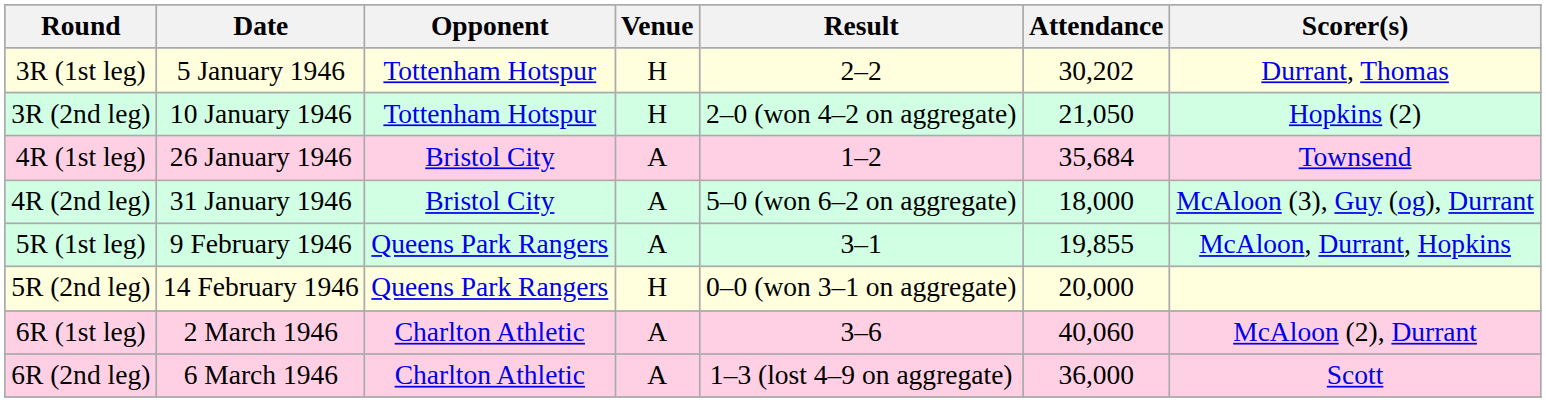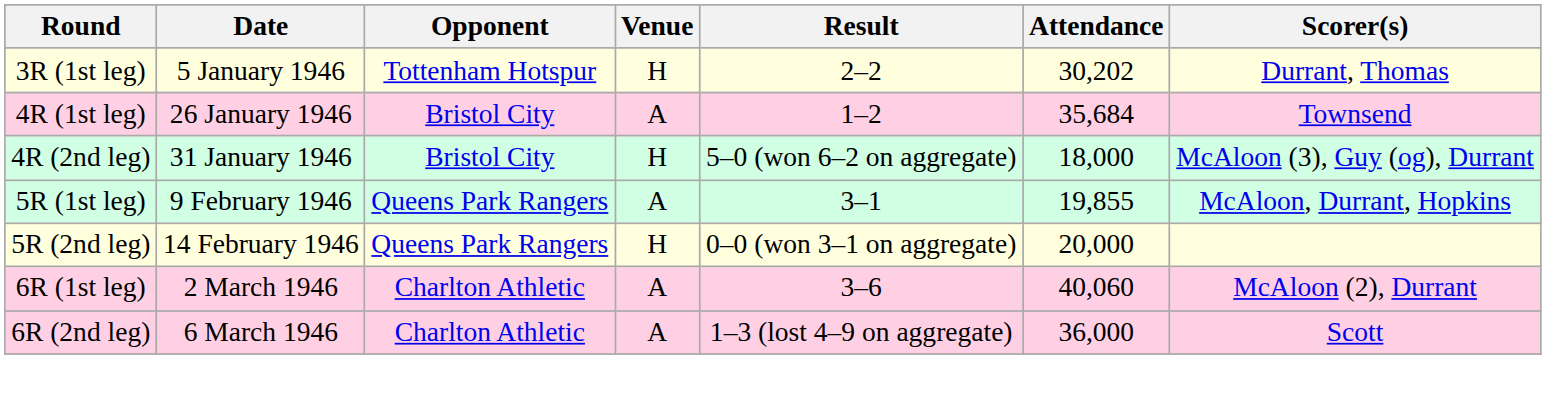- row: (81, 113)
(657, 200) A -> (657, 157) H
